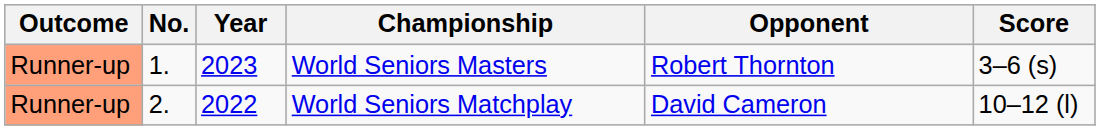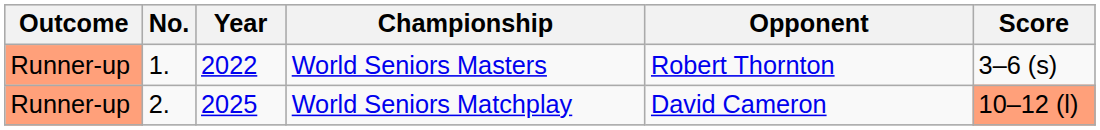(229, 64) 2023 -> (229, 64) 2022
(229, 104) 2022 -> (229, 104) 2025
(1029, 104) no background -> (1029, 104) lightsalmon background
